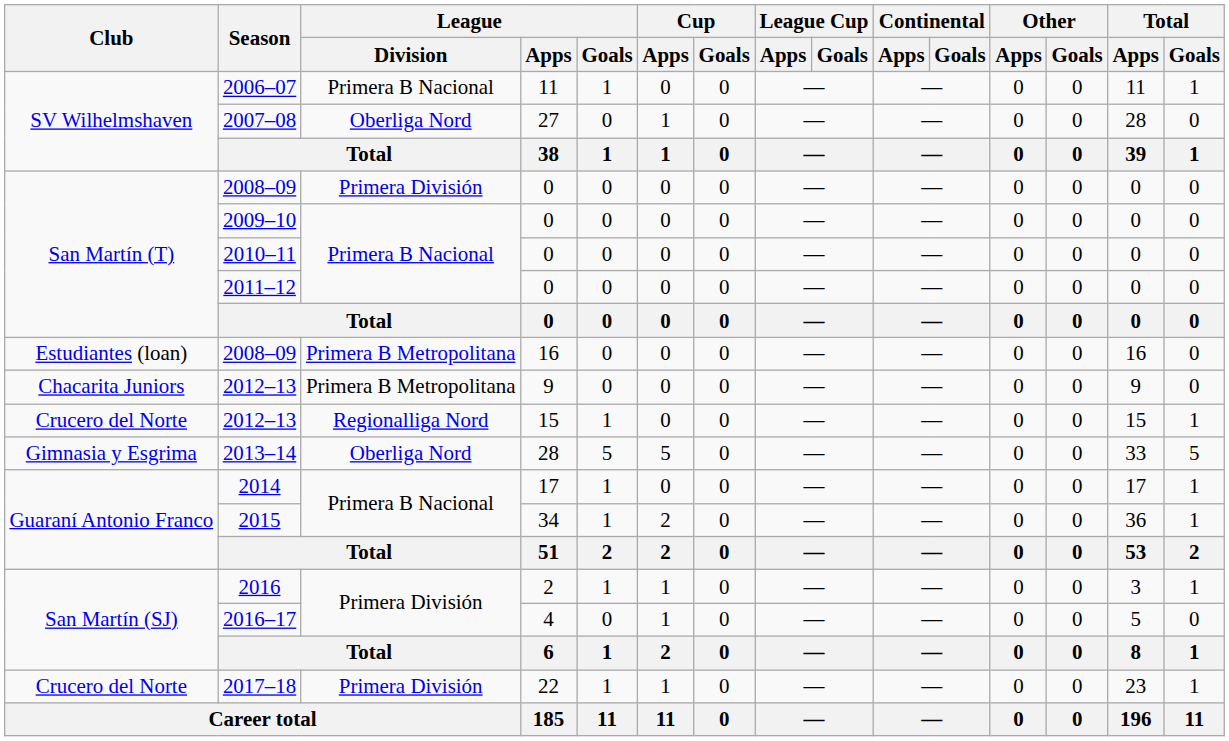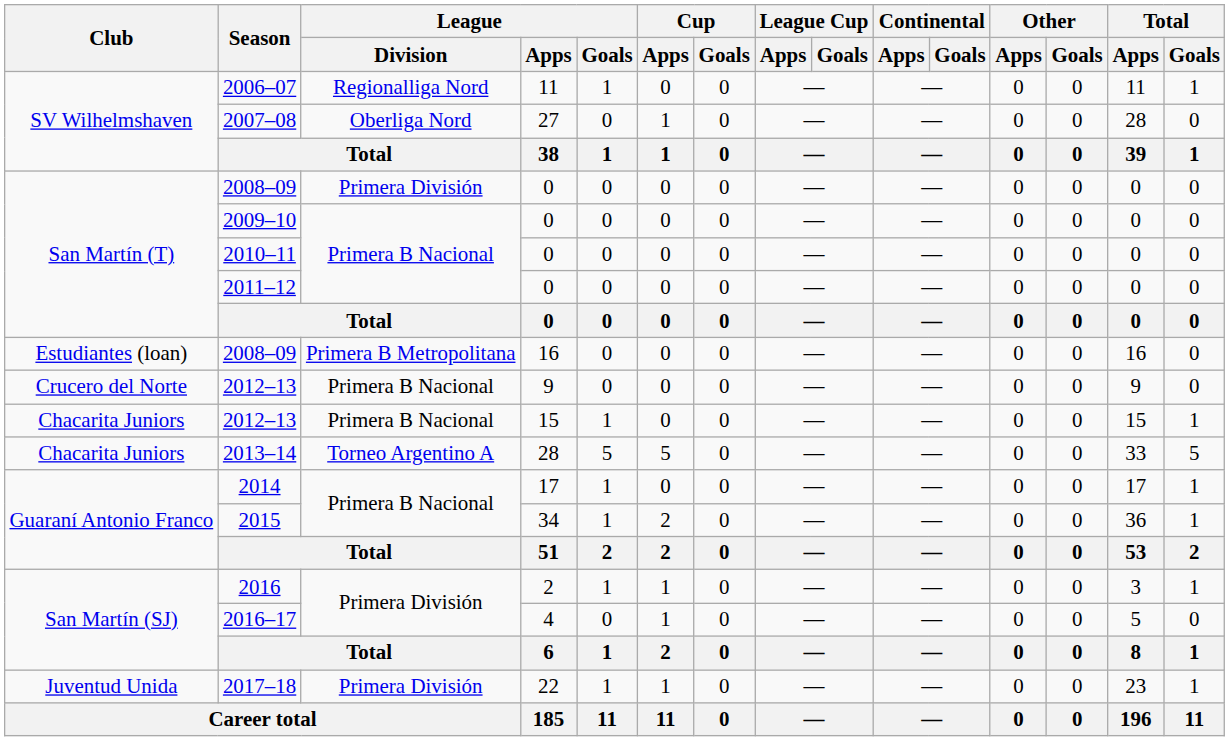(411, 87) Primera B Nacional -> (411, 87) Regionalliga Nord
(111, 386) Chacarita Juniors -> (111, 386) Crucero del Norte
(411, 386) Primera B Metropolitana -> (411, 386) Primera B Nacional
(111, 420) Crucero del Norte -> (111, 420) Chacarita Juniors
(411, 420) Regionalliga Nord -> (411, 420) Primera B Nacional
(111, 453) Gimnasia y Esgrima -> (111, 453) Chacarita Juniors
(411, 453) Oberliga Nord -> (411, 453) Torneo Argentino A
(111, 685) Crucero del Norte -> (111, 685) Juventud Unida
